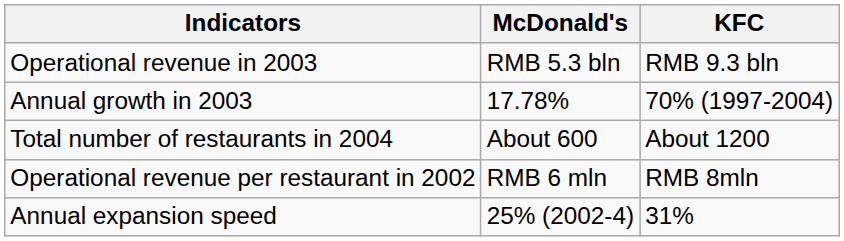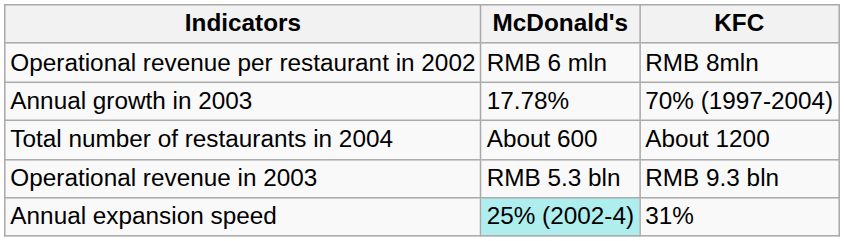rows swapped: (164, 62) <-> (243, 178)
(560, 216) no background -> (560, 216) paleturquoise background
